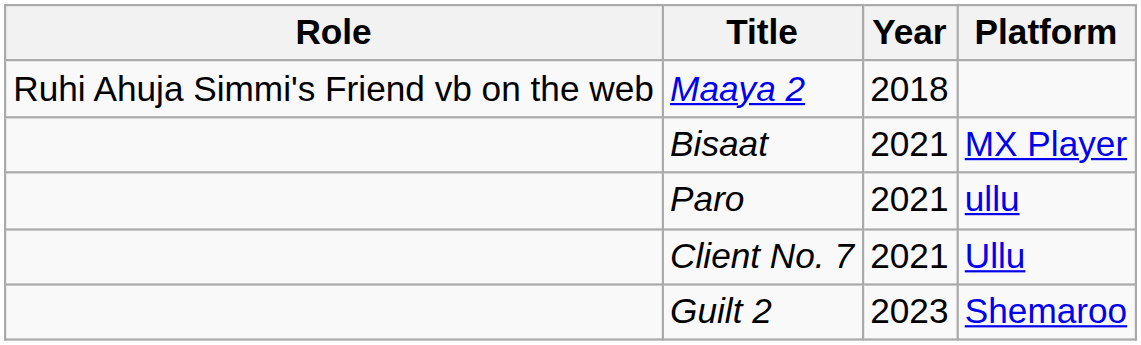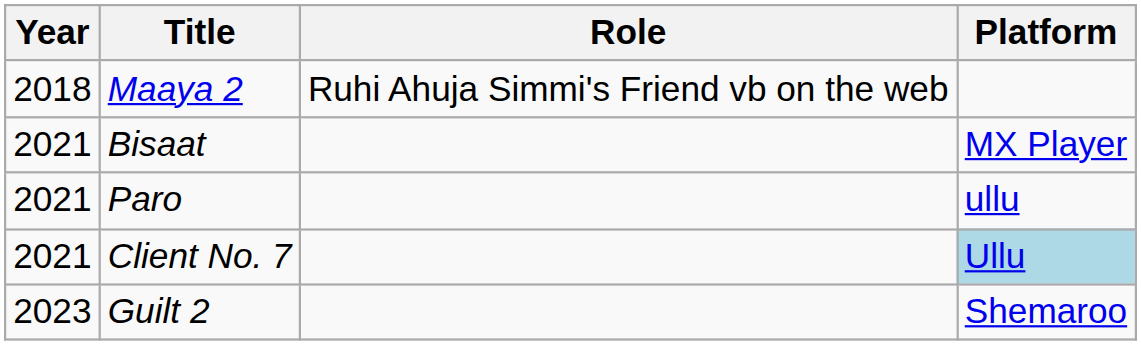columns swapped: (909, 32) <-> (334, 32)
(995, 255) no background -> (995, 255) lightblue background
